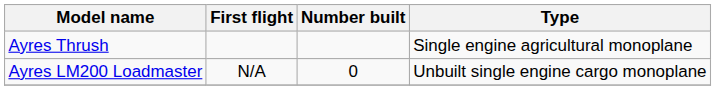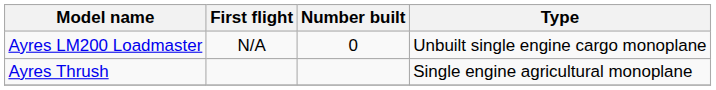rows swapped: (59, 44) <-> (105, 71)
